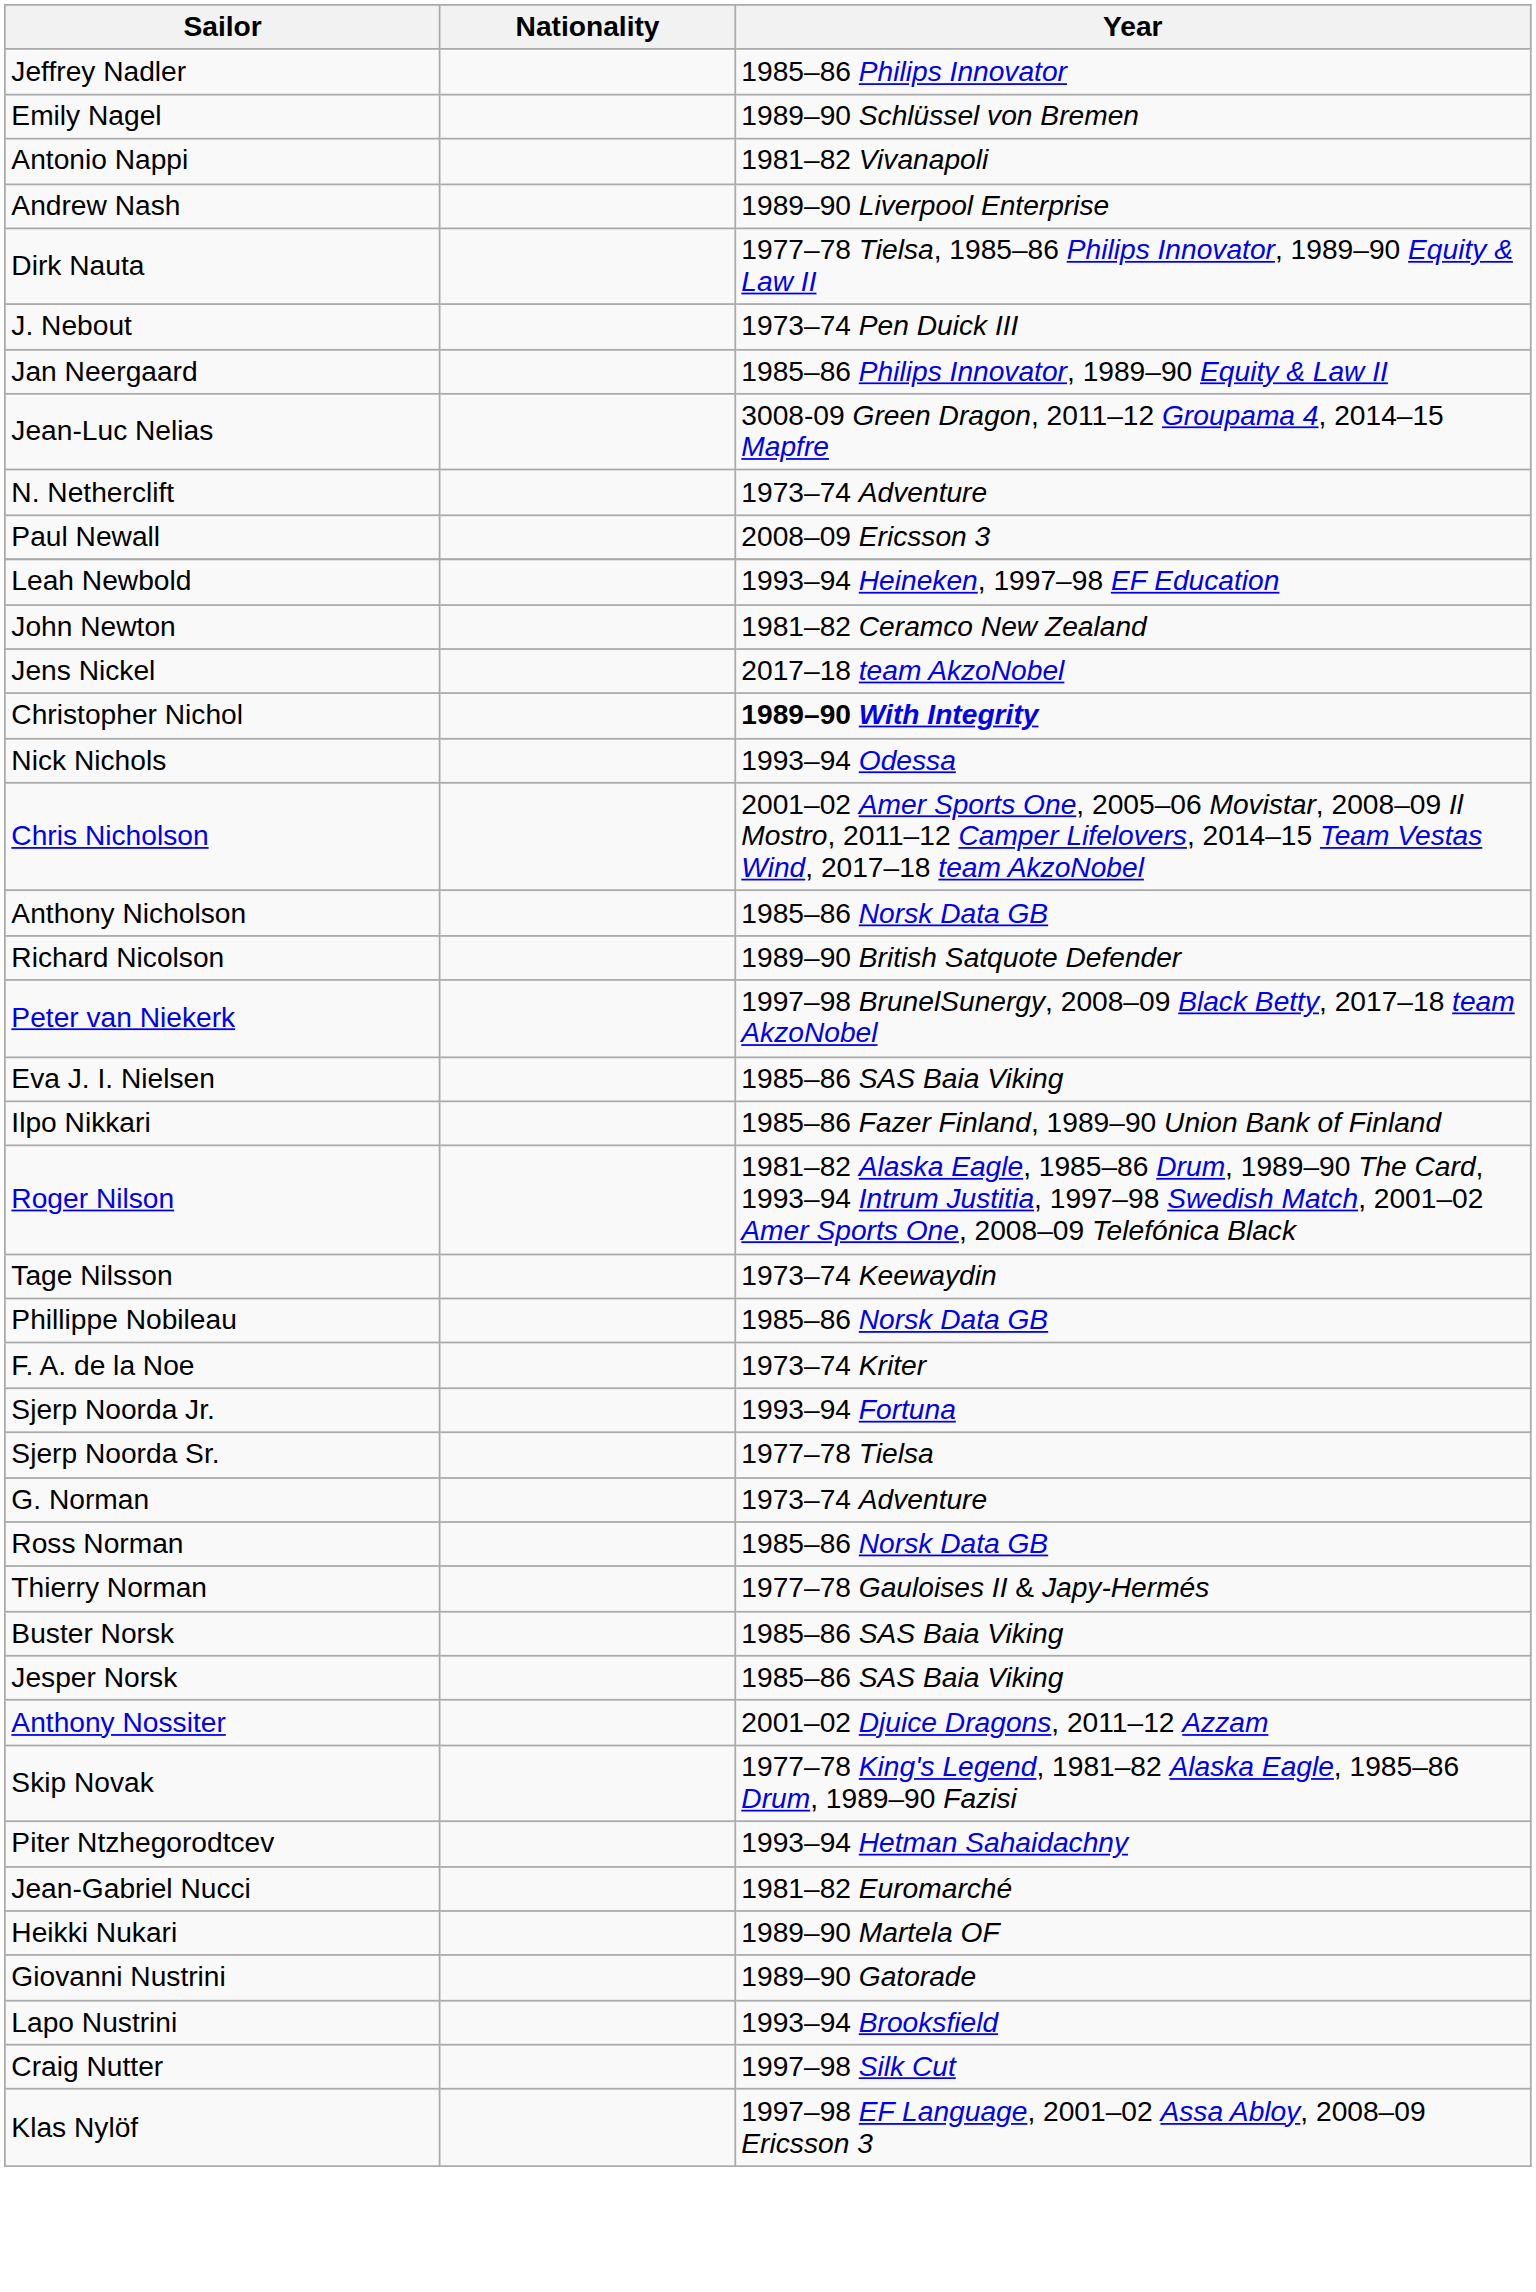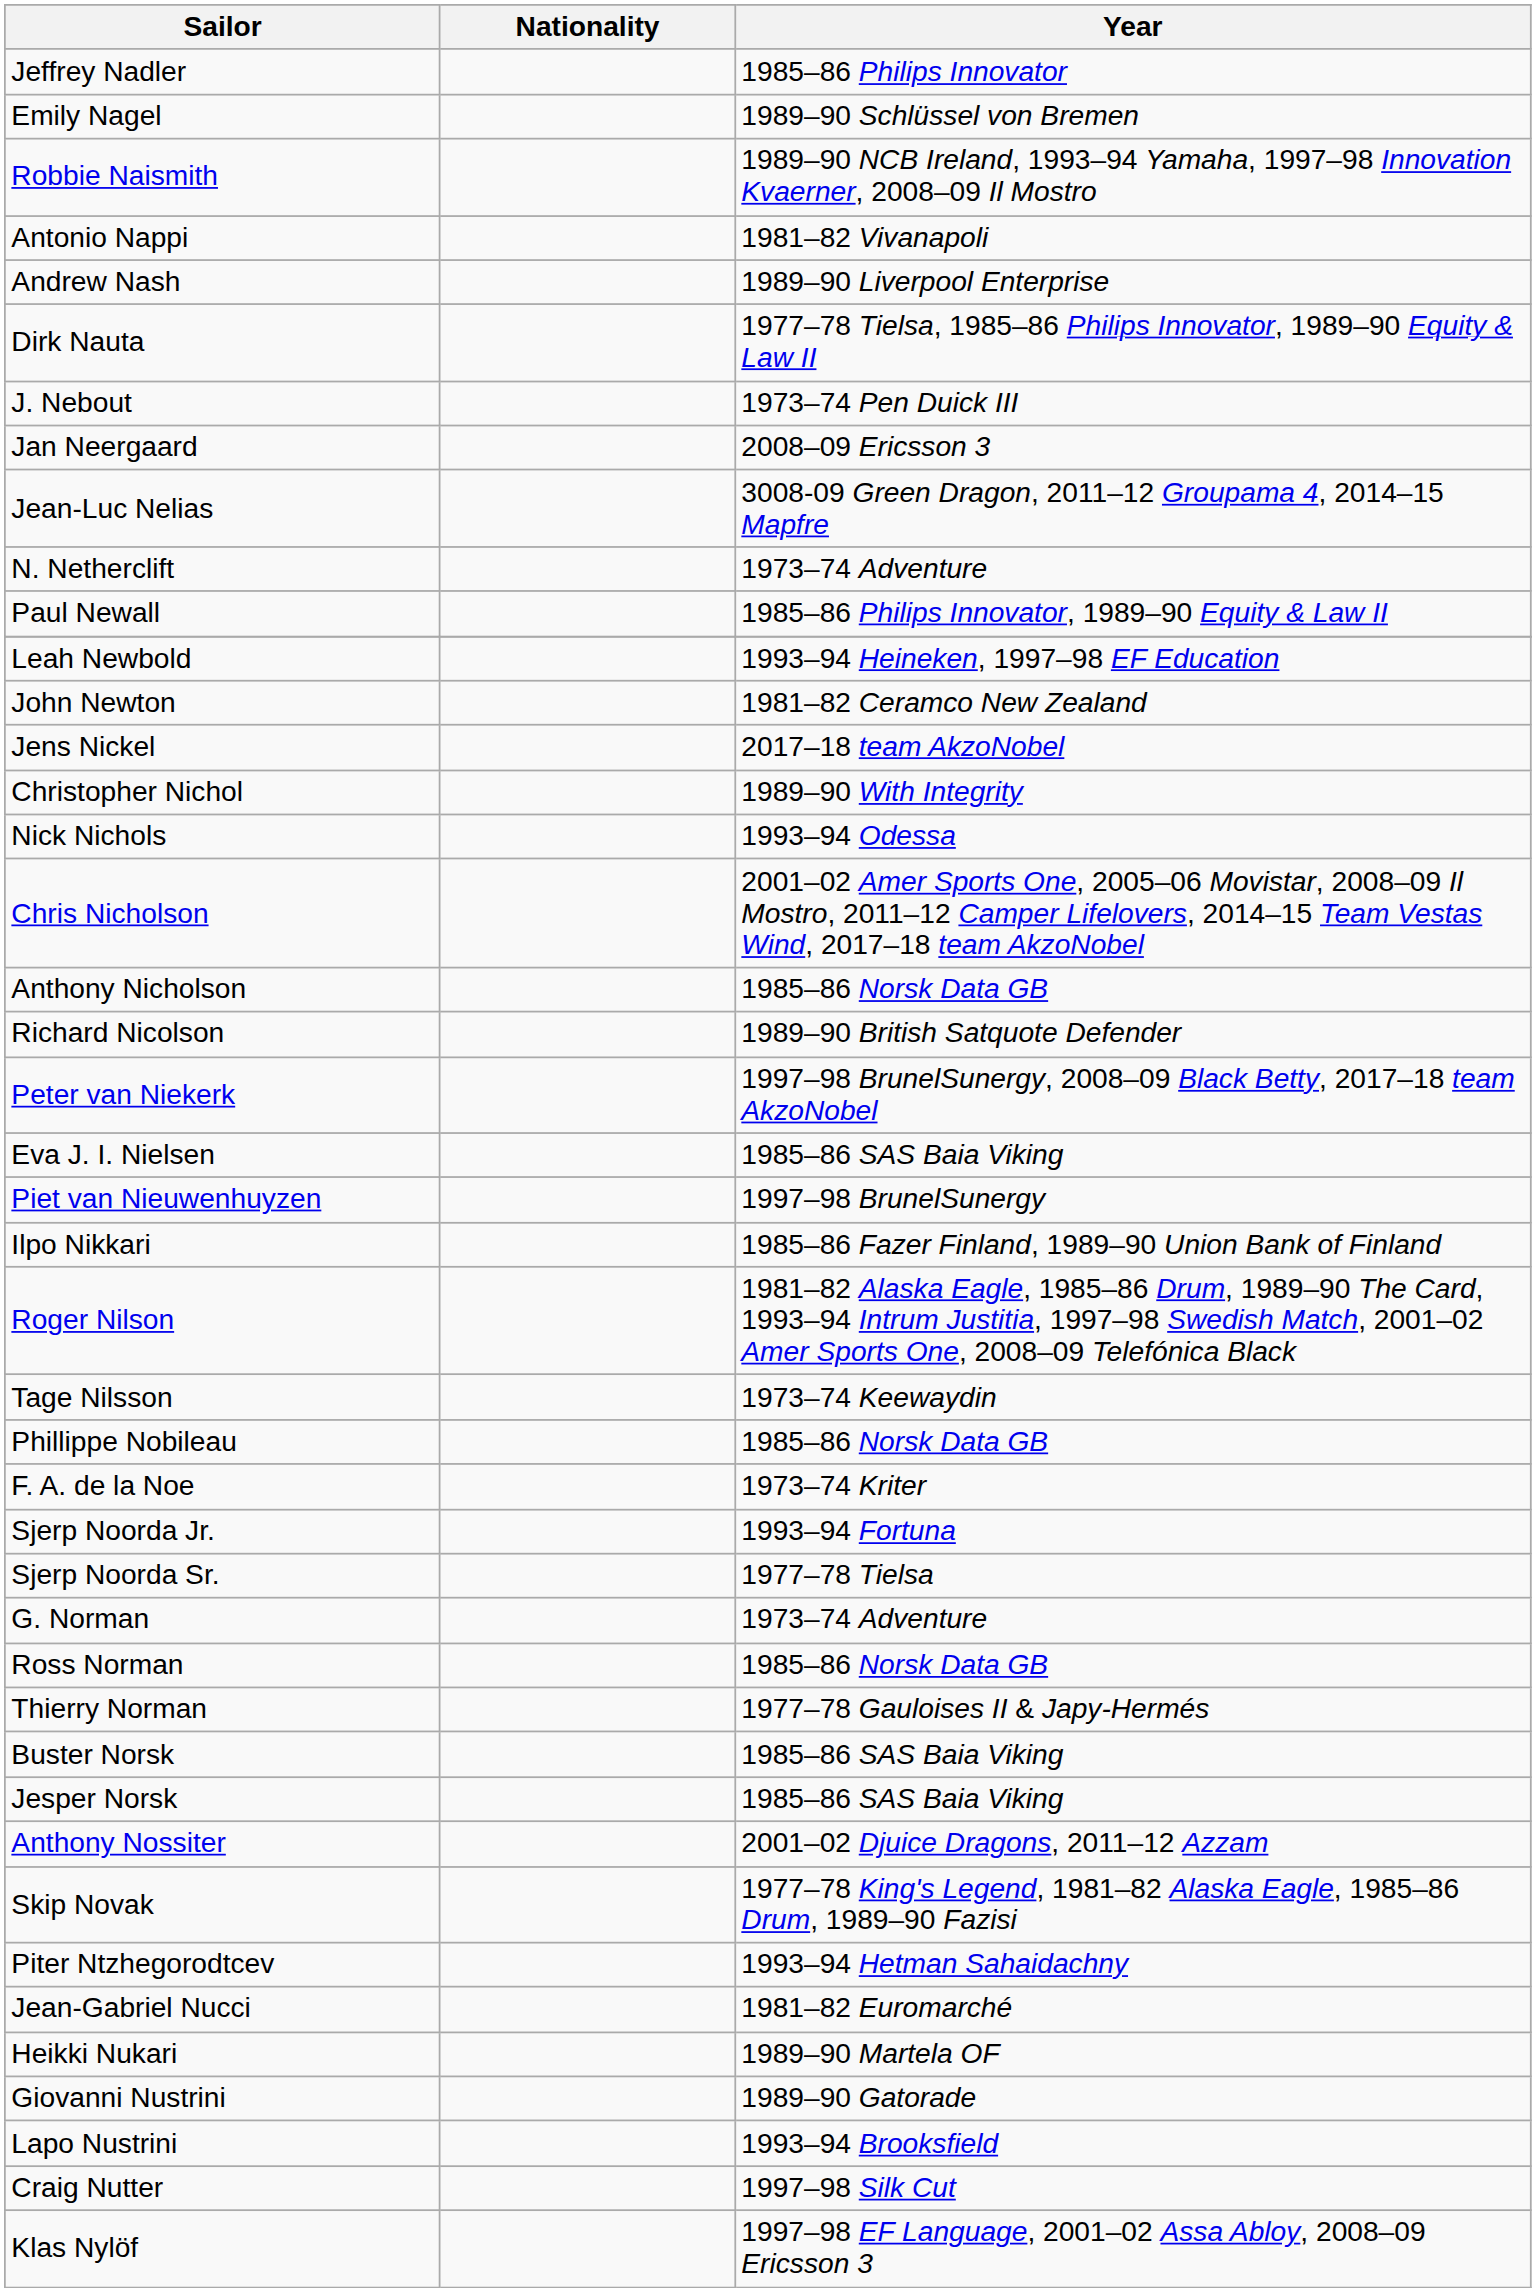+ row: (115, 176)
(1065, 371) 1985–86 Philips Innovator, 1989–90 Equity & Law II -> (866, 447) 2008–09 Ericsson 3
(866, 536) 2008–09 Ericsson 3 -> (1065, 613) 1985–86 Philips Innovator, 1989–90 Equity & Law II
(890, 715) bold -> (882, 791) normal
+ row: (166, 1199)
